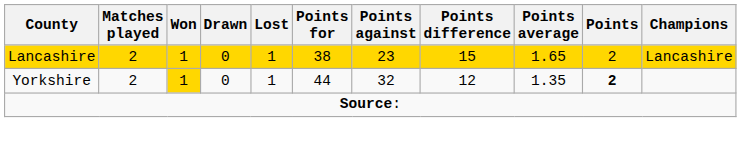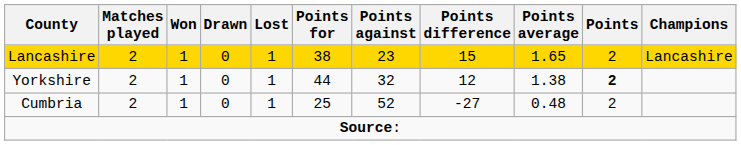(184, 81) gold background -> (184, 81) no background
(548, 81) 1.35 -> (548, 81) 1.38
+ row: (52, 104)
